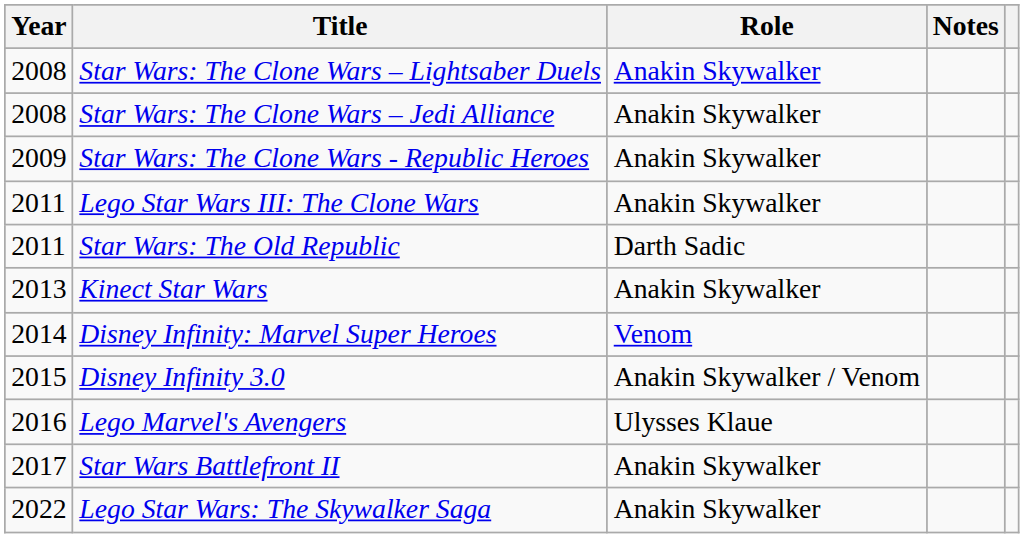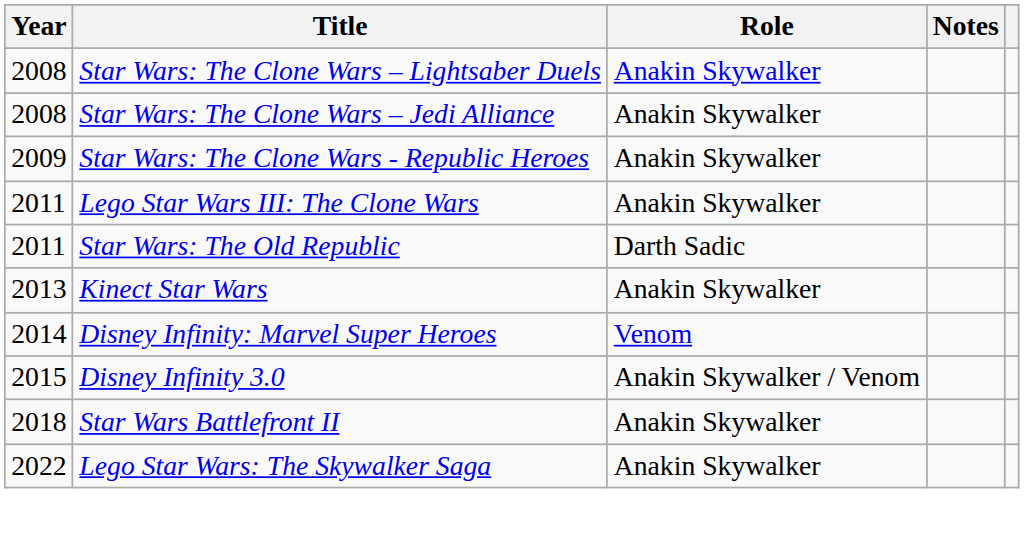- row: (213, 421)
(39, 465) 2017 -> (39, 421) 2018
